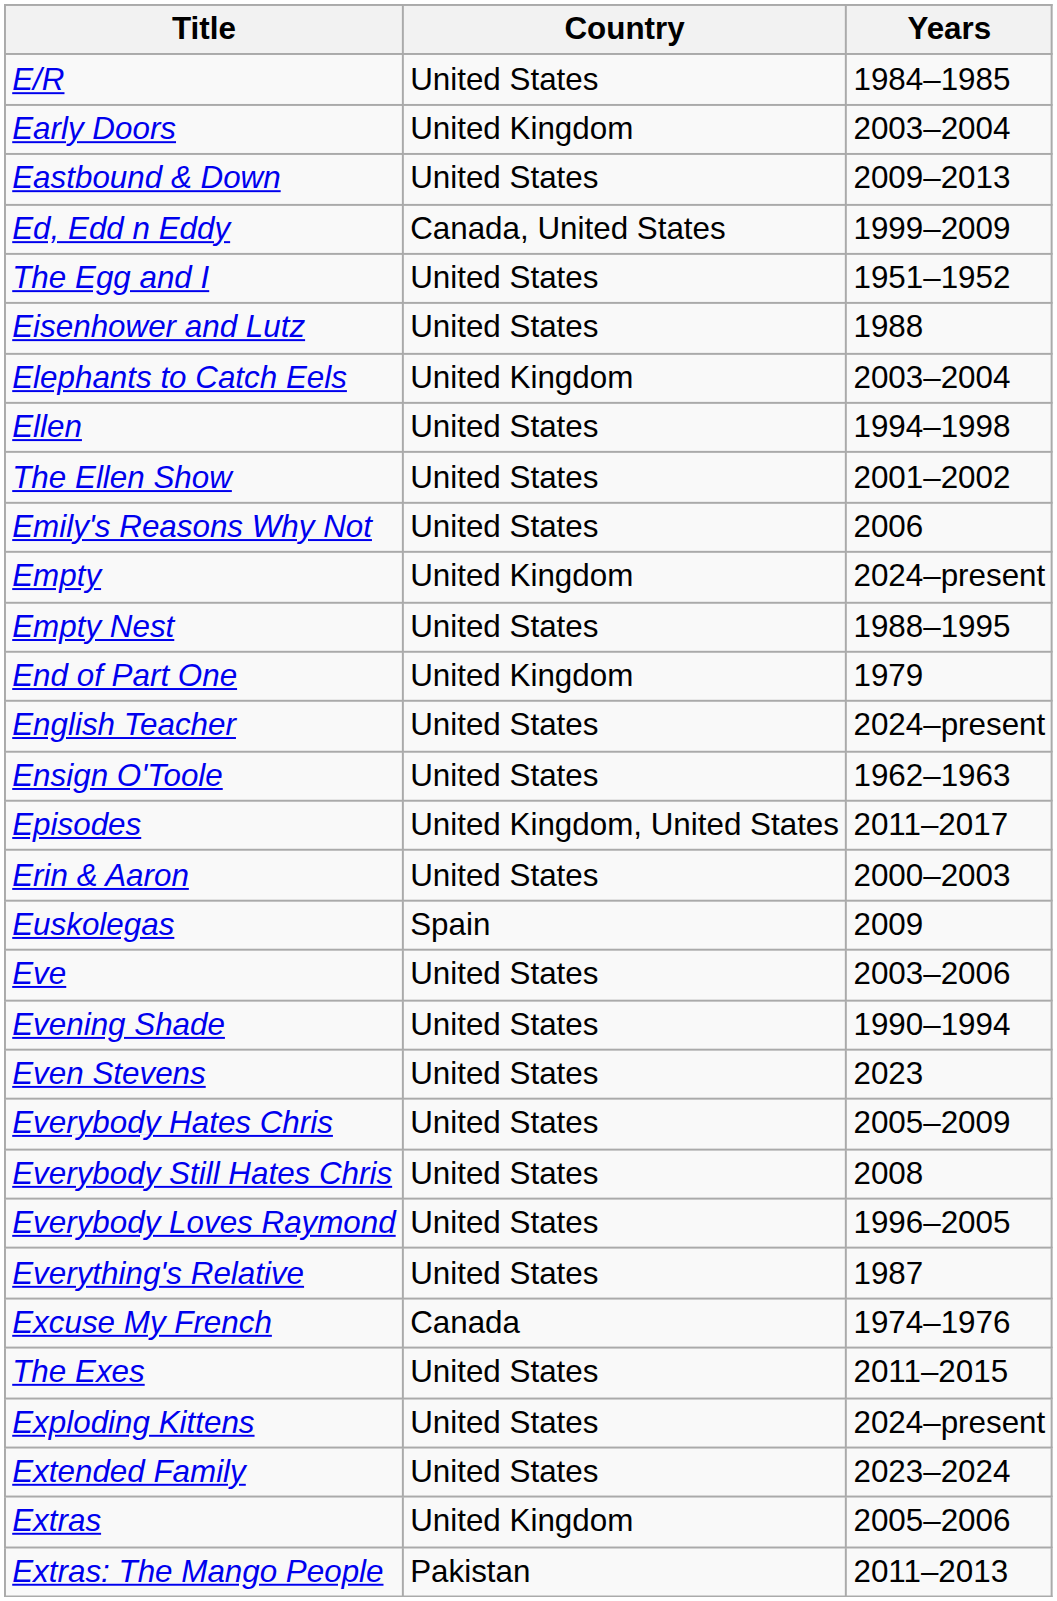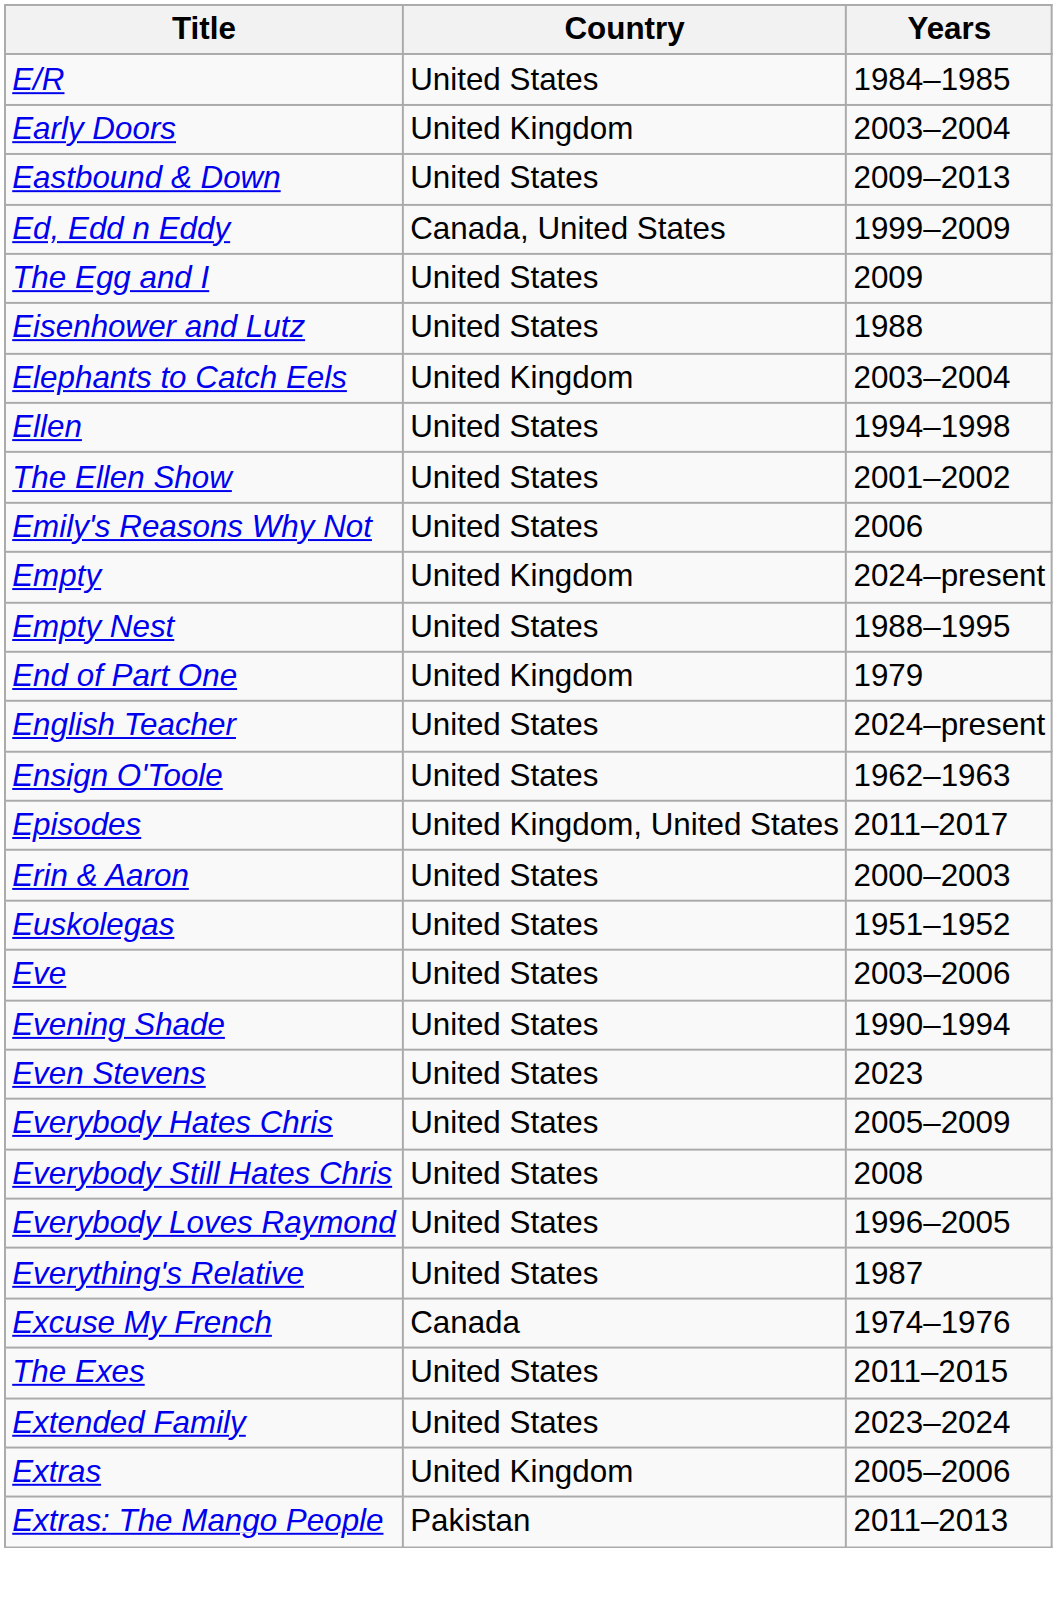(932, 278) 1951–1952 -> (888, 278) 2009
(450, 924) Spain -> (504, 924) United States
(888, 924) 2009 -> (932, 924) 1951–1952
- row: (133, 1421)
